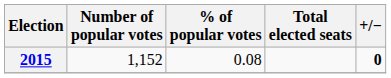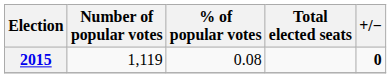(145, 60) 1,152 -> (145, 60) 1,119
